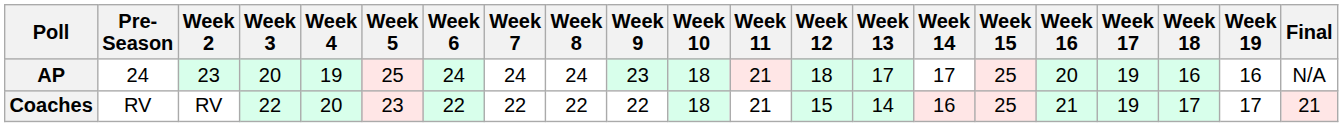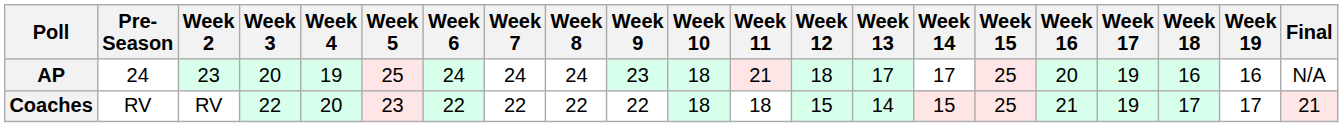(760, 106) 21 -> (760, 106) 18
(944, 106) 16 -> (944, 106) 15
